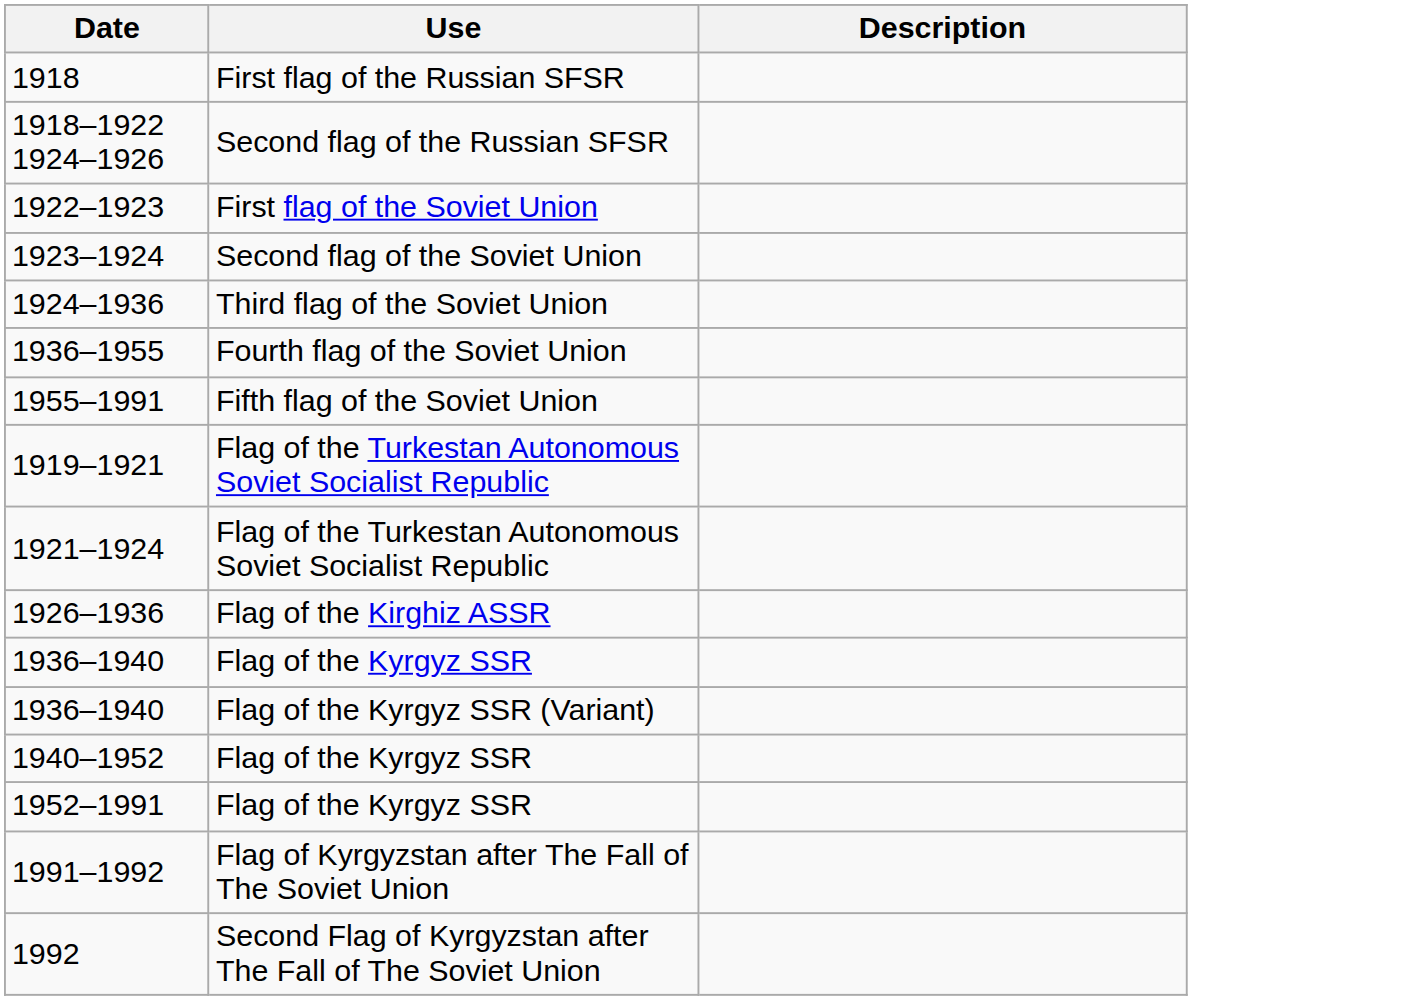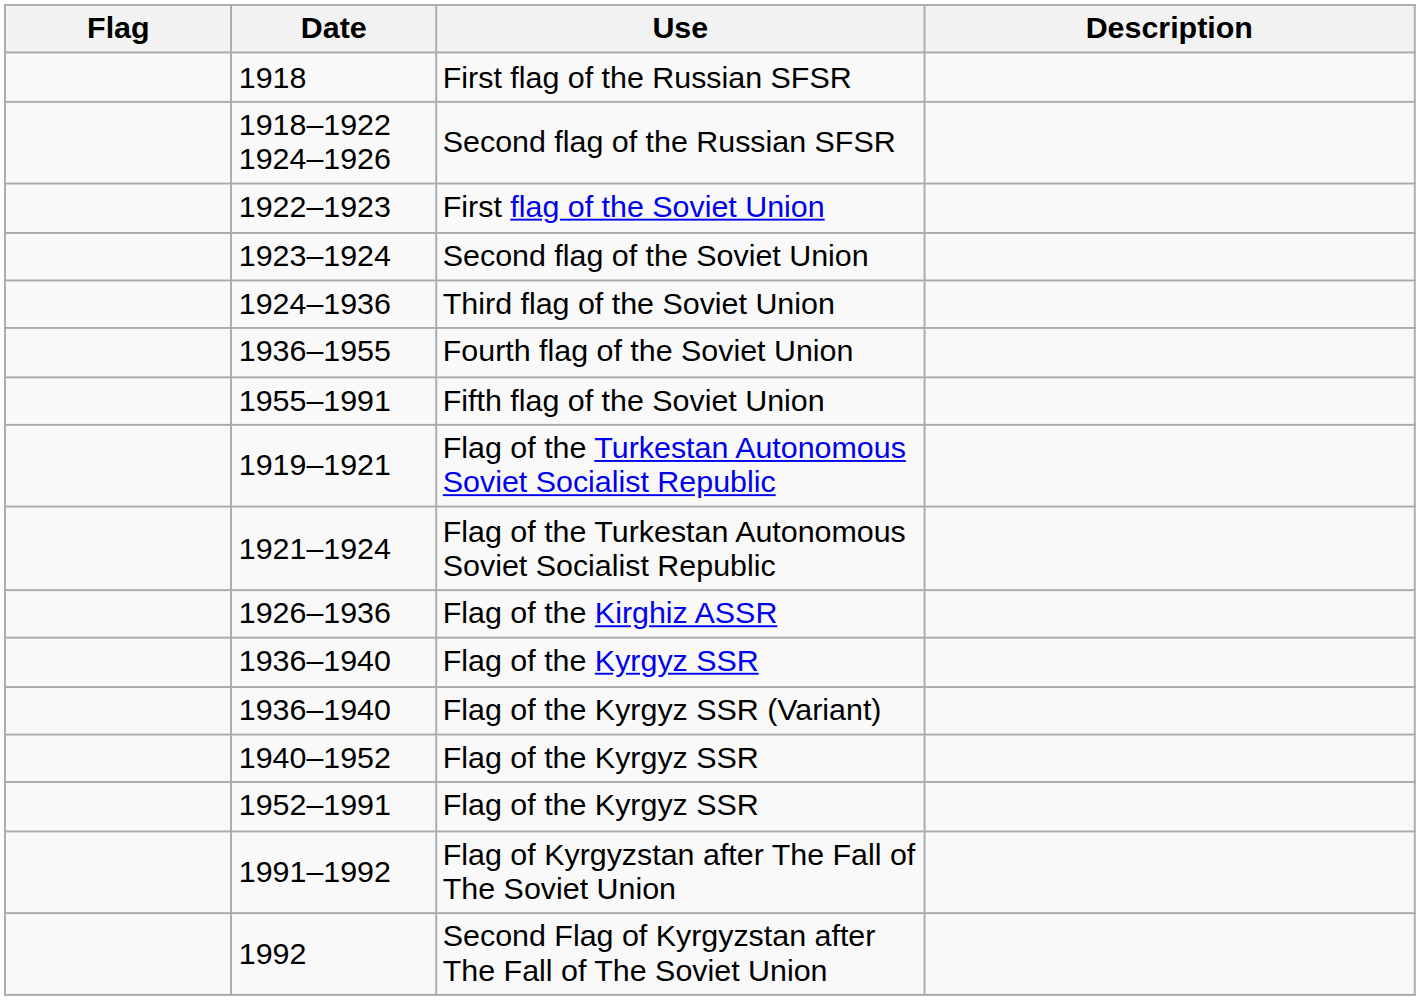+ column: (118, 28)
